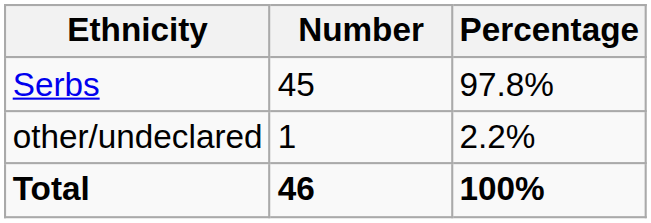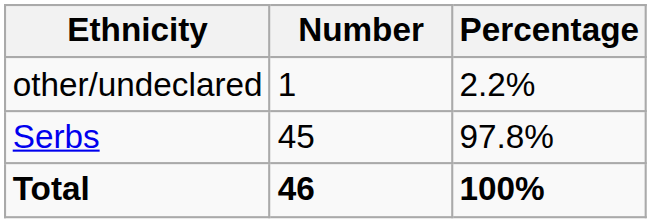rows swapped: (56, 83) <-> (138, 136)
